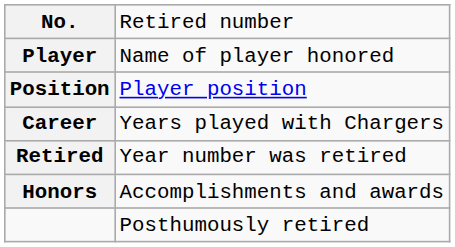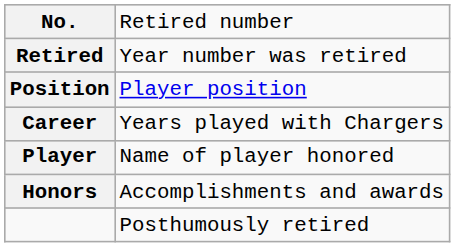rows swapped: (60, 56) <-> (60, 157)
